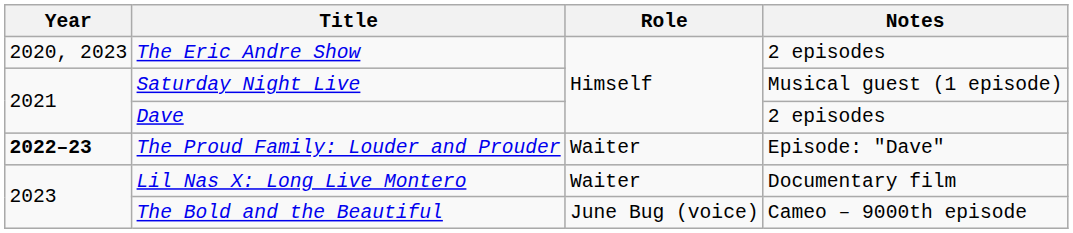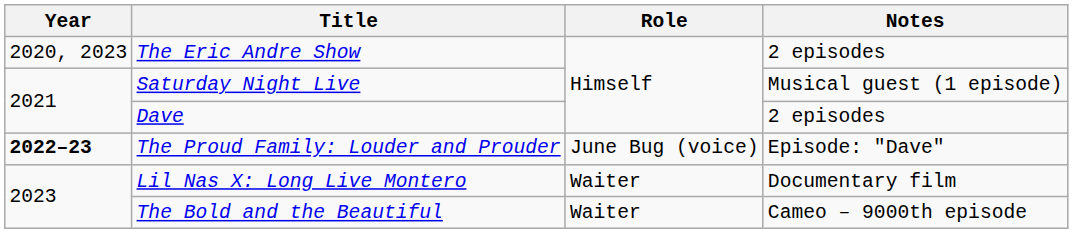(605, 149) Waiter -> (664, 149) June Bug (voice)
(664, 213) June Bug (voice) -> (605, 213) Waiter
